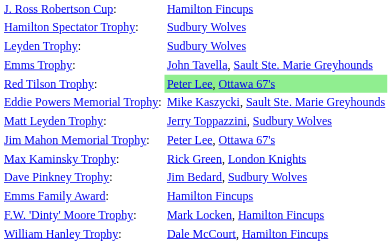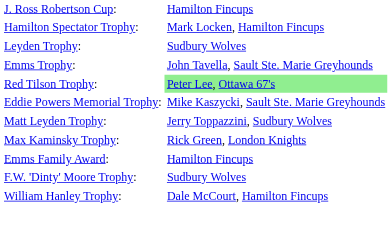(206, 27) Sudbury Wolves -> (246, 27) Mark Locken, Hamilton Fincups
- row: (77, 140)
- row: (58, 177)
(246, 215) Mark Locken, Hamilton Fincups -> (206, 177) Sudbury Wolves
